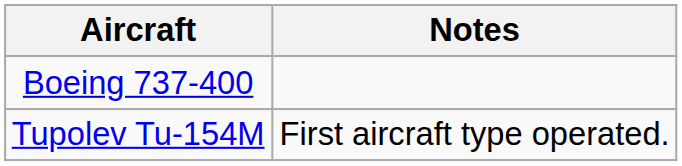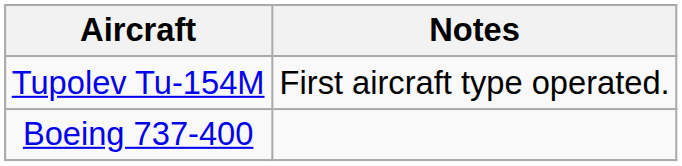rows swapped: (138, 82) <-> (138, 133)
